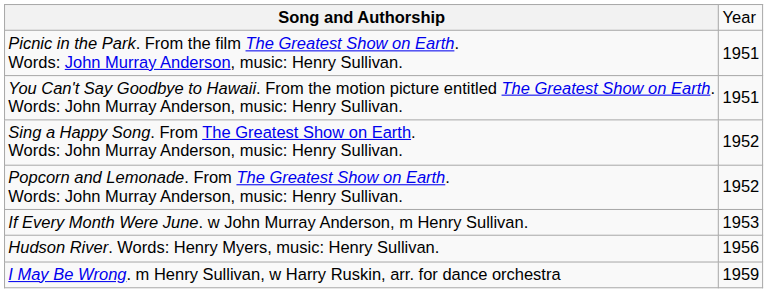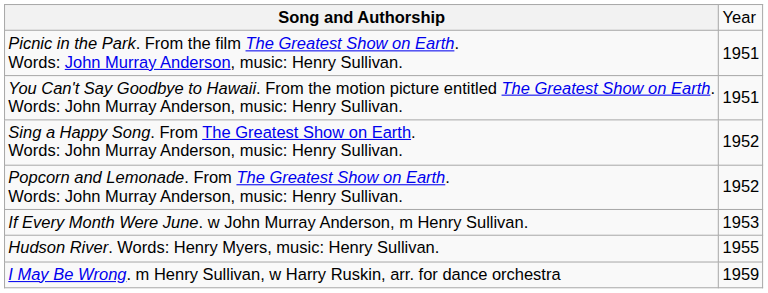(741, 248) 1956 -> (741, 248) 1955
